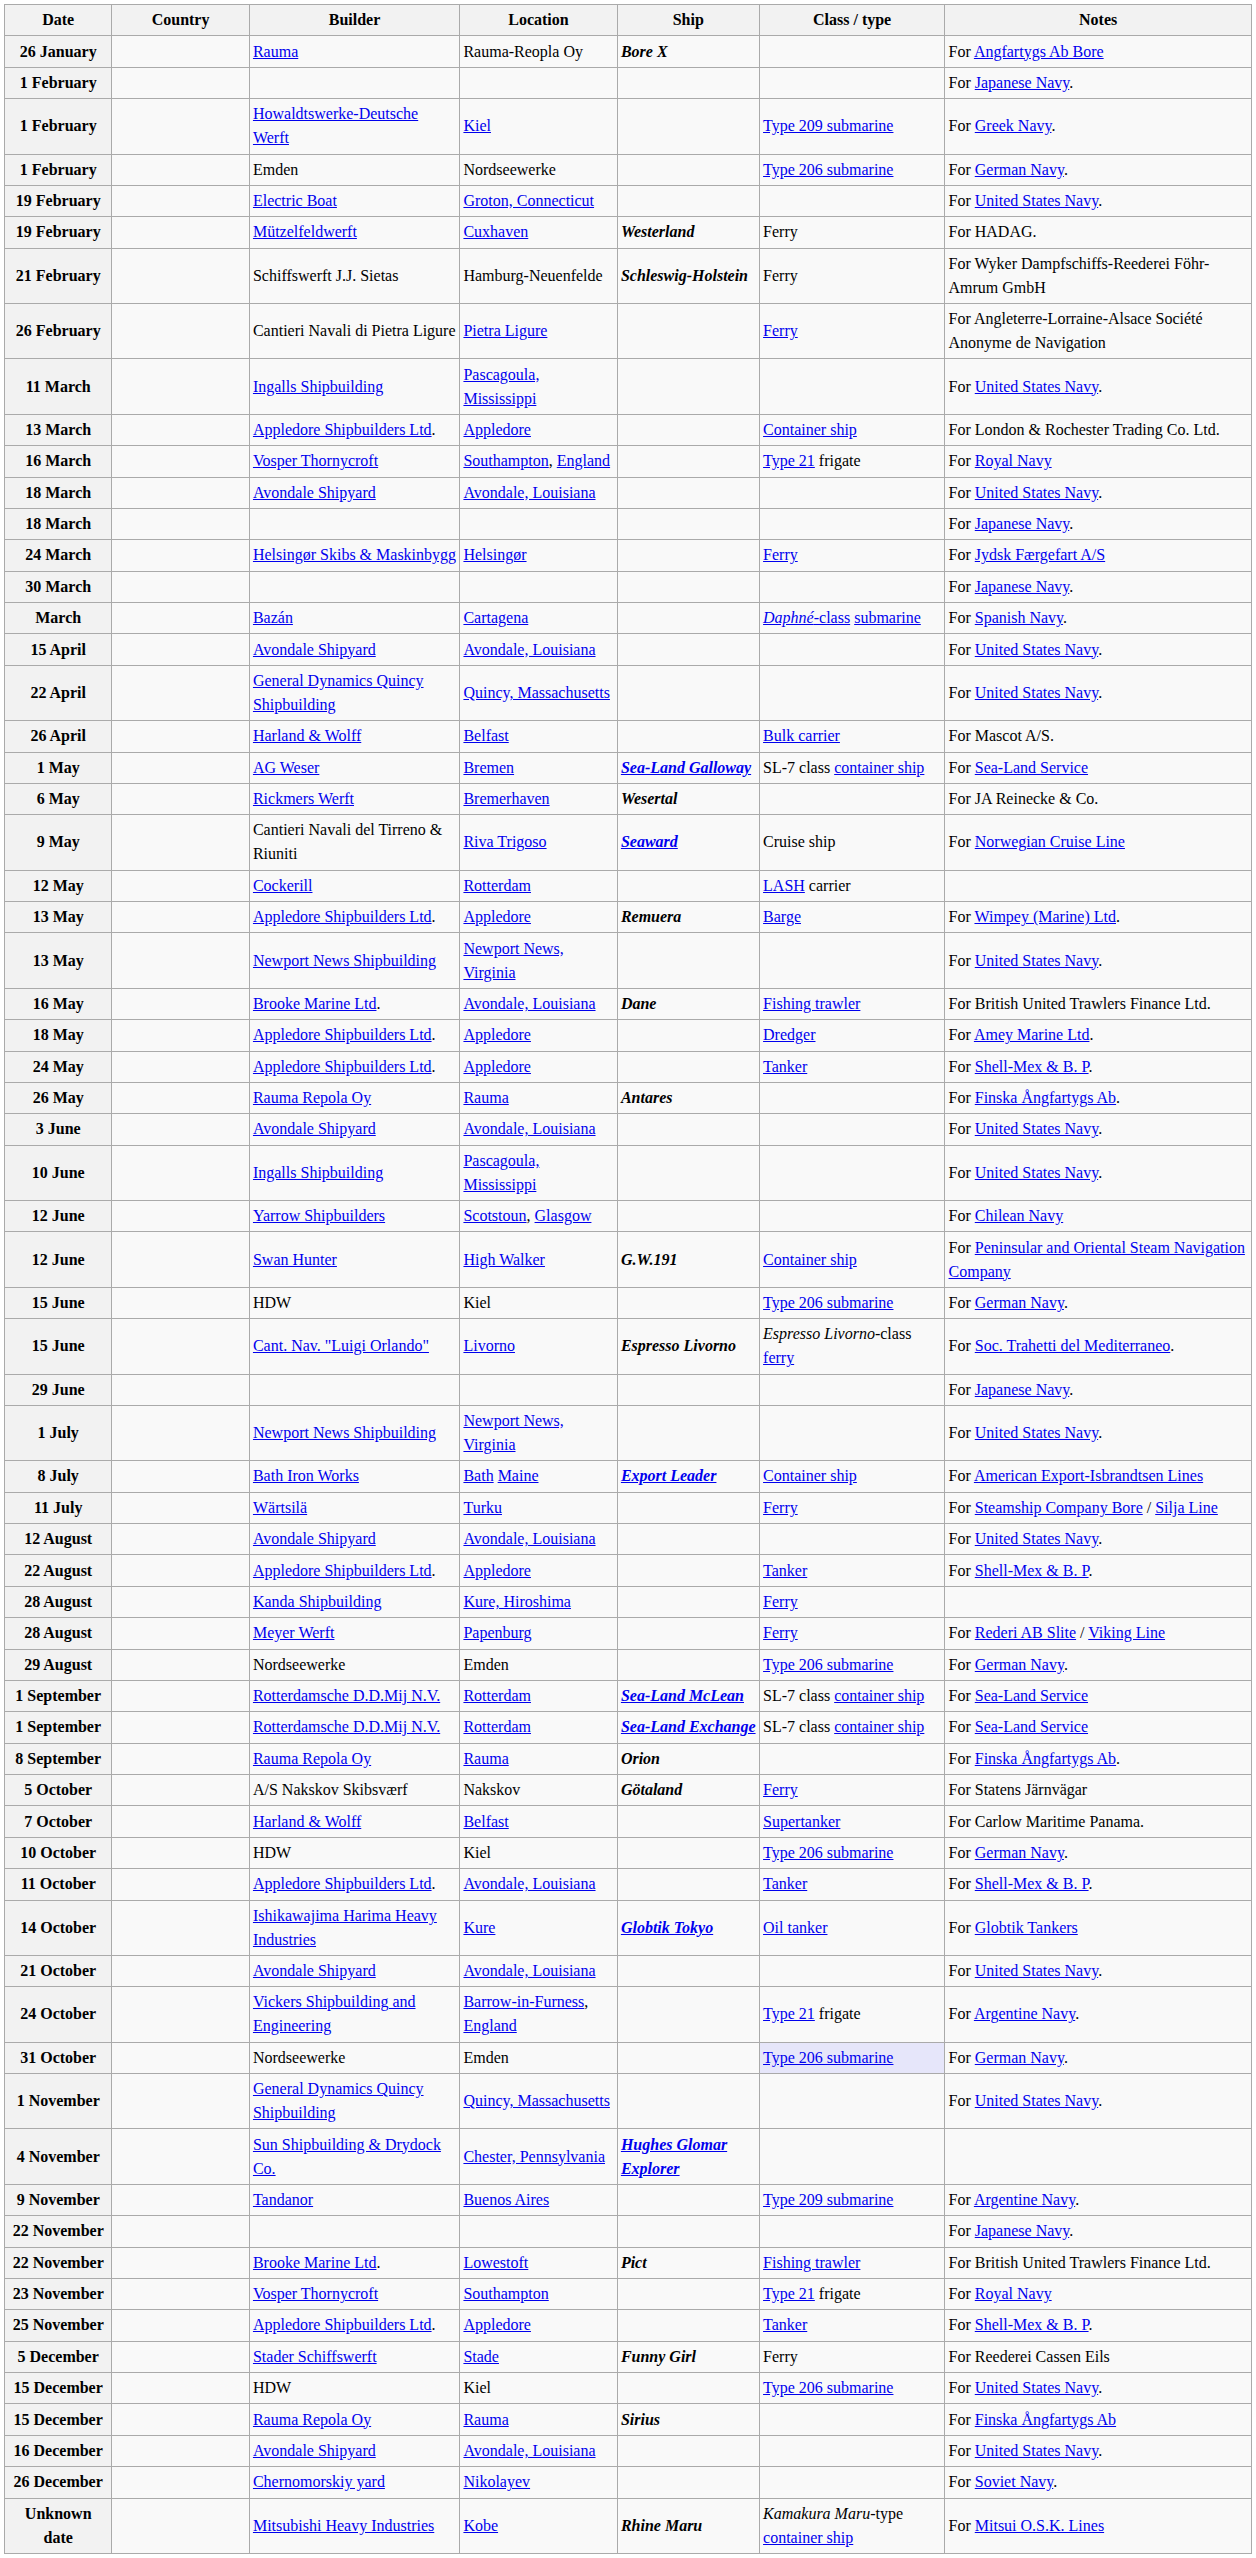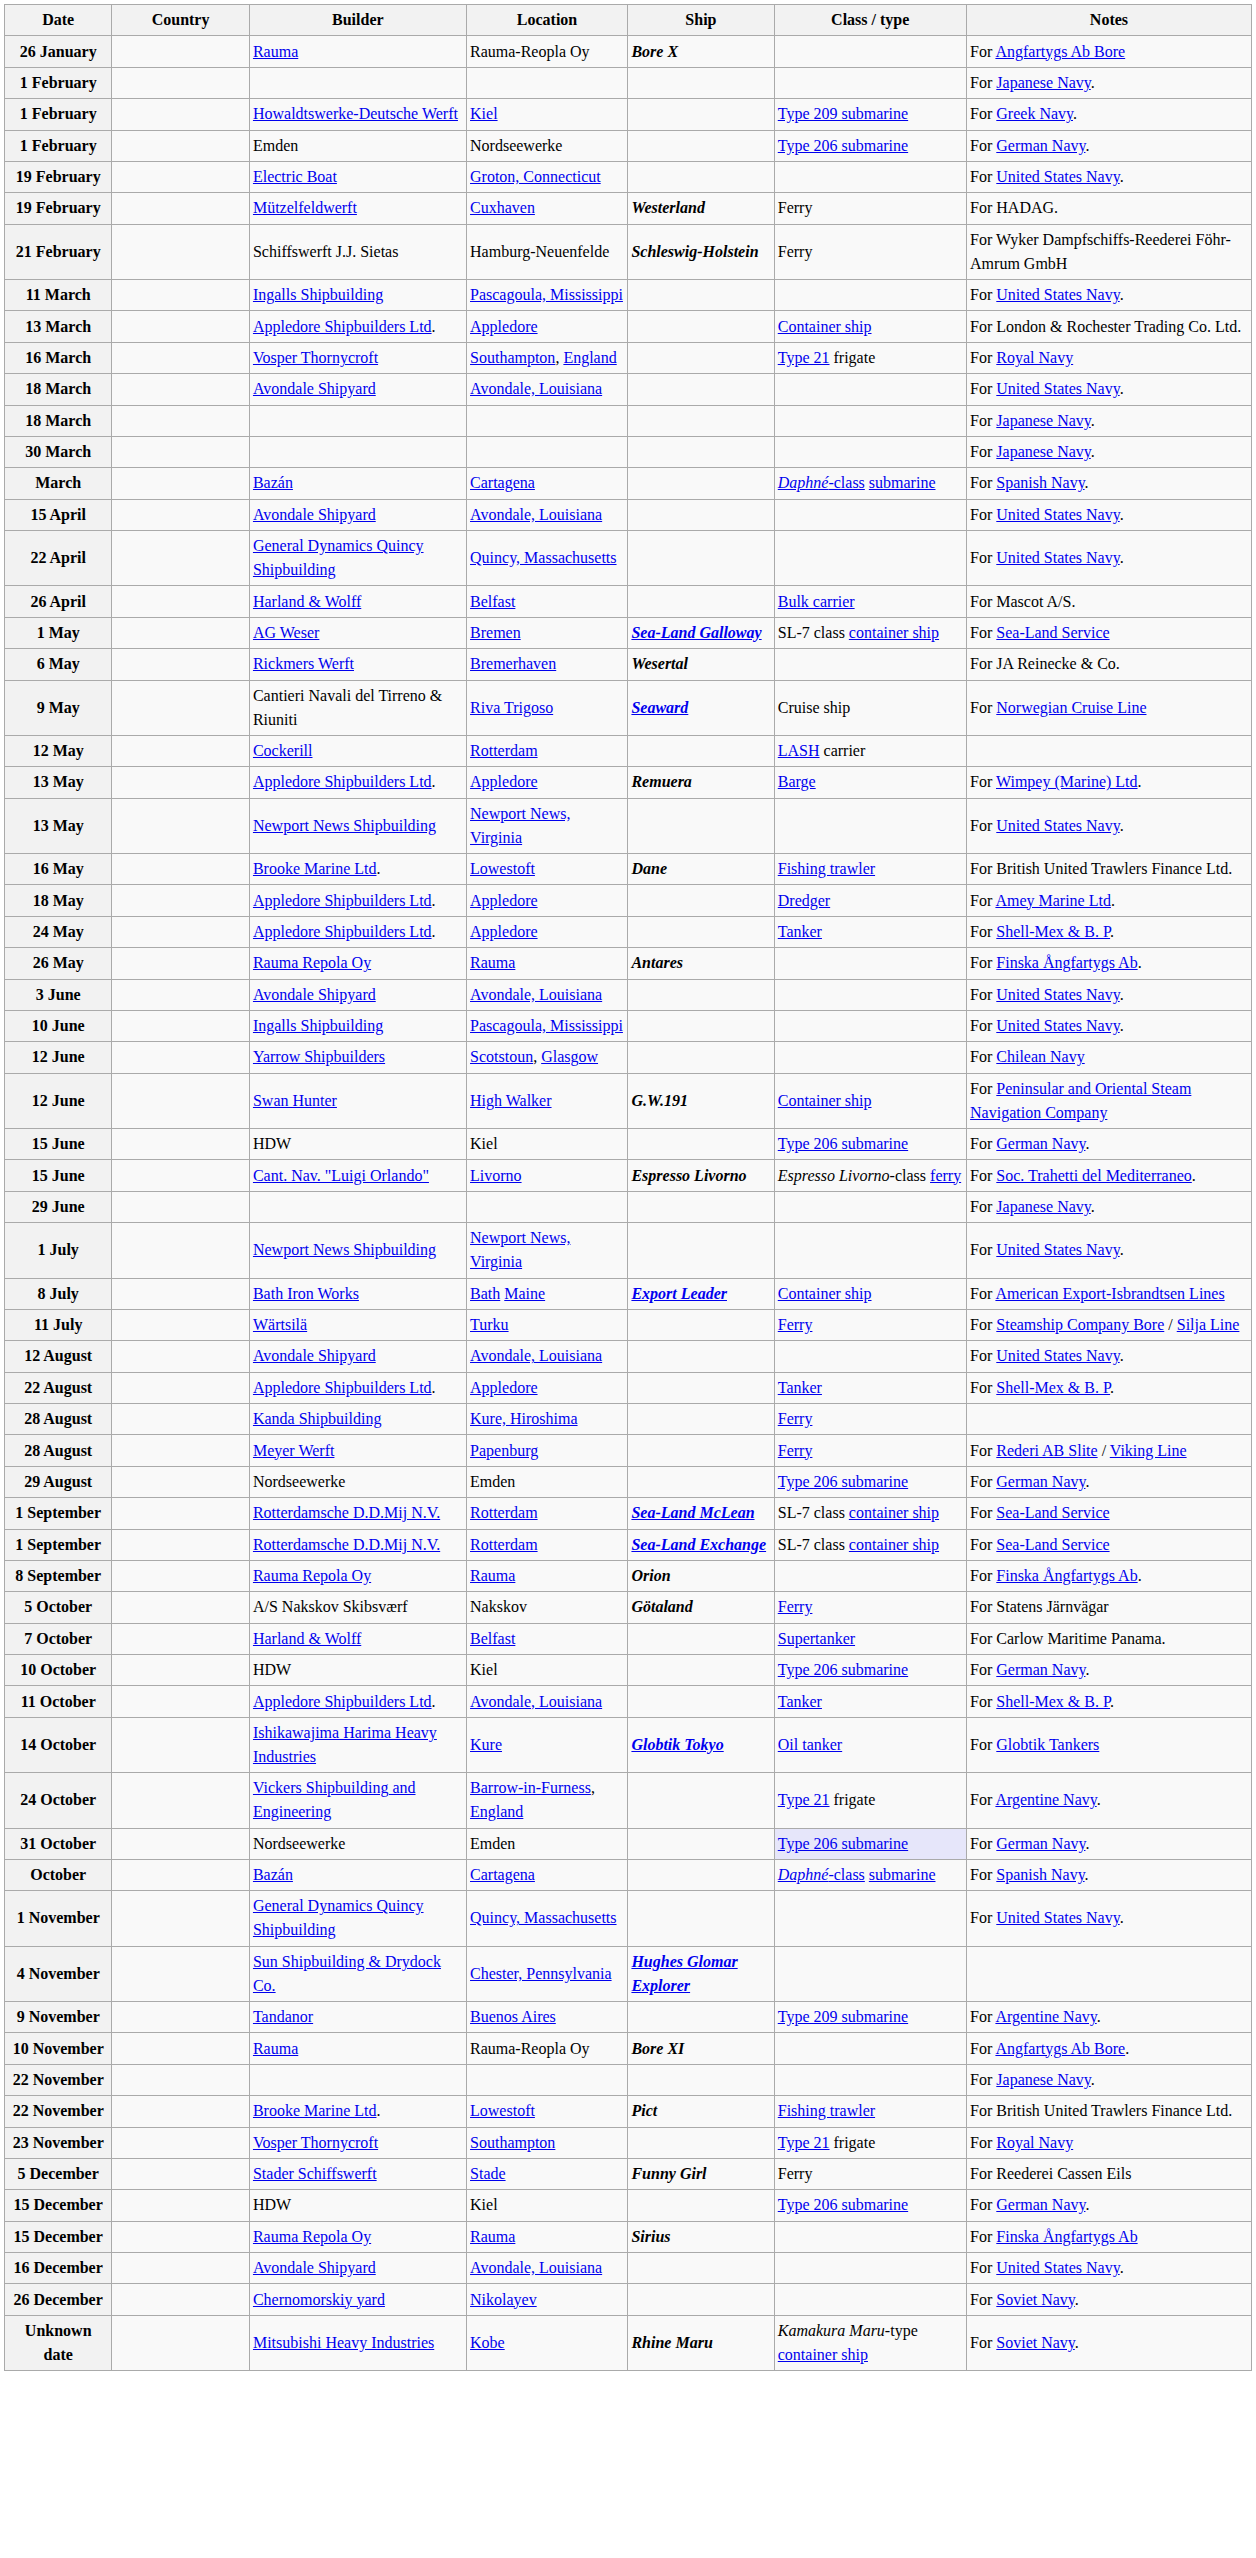- row: (58, 331)
- row: (58, 555)
(529, 1003) Avondale, Louisiana -> (502, 869) Lowestoft
- row: (58, 1971)
+ row: (58, 1875)
+ row: (58, 2048)
- row: (58, 2325)
(1025, 2388) For United States Navy. -> (1030, 2205) For German Navy.
(1026, 2525) For Mitsui O.S.K. Lines -> (1024, 2342) For Soviet Navy.
